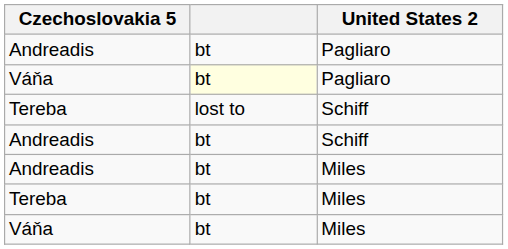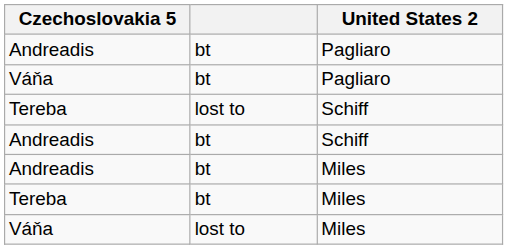(203, 79) lightyellow background -> (203, 79) no background
(203, 229) bt -> (220, 229) lost to
